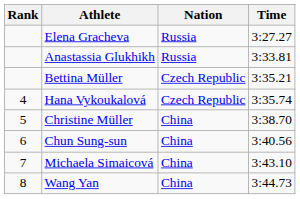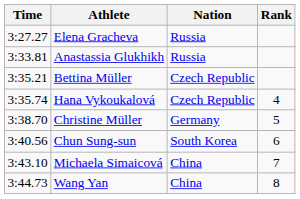columns swapped: (23, 15) <-> (272, 15)
(177, 120) China -> (195, 120) Germany
(177, 141) China -> (204, 141) South Korea
